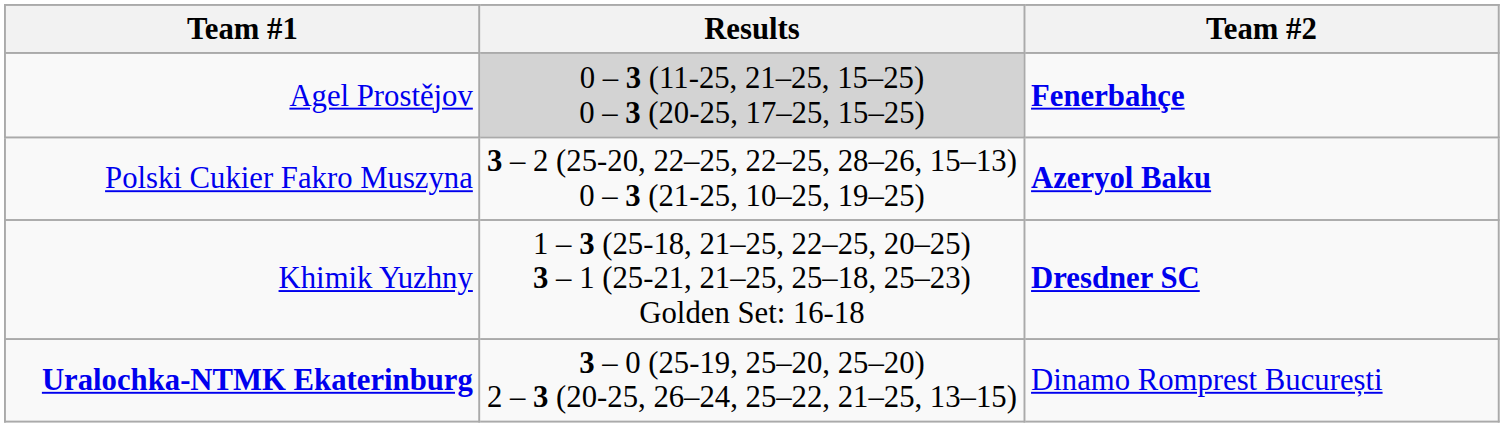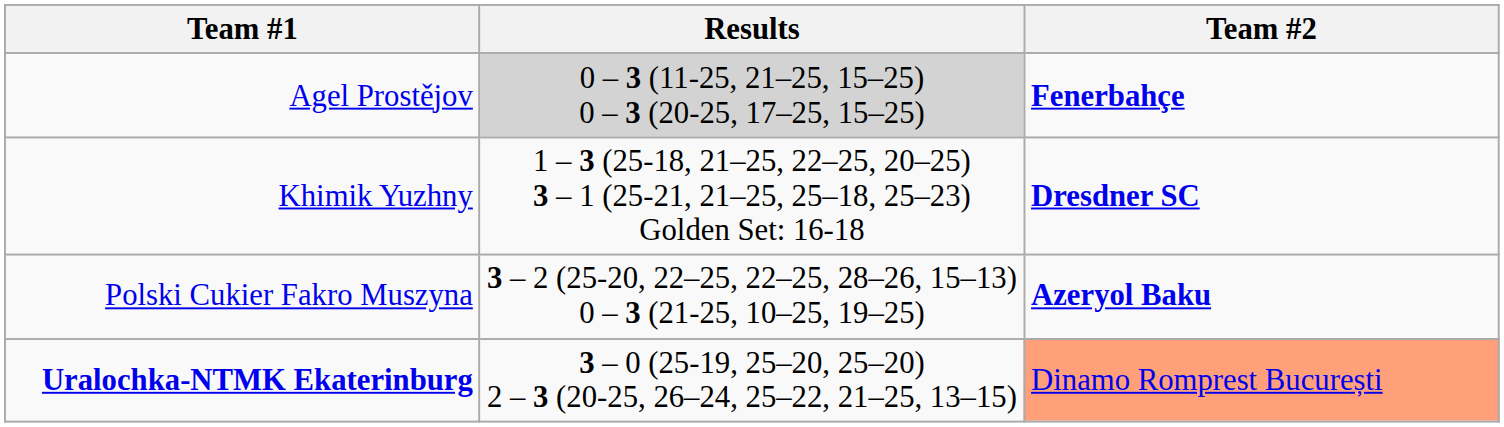rows swapped: (289, 178) <-> (376, 278)
(1207, 379) no background -> (1207, 379) lightsalmon background
